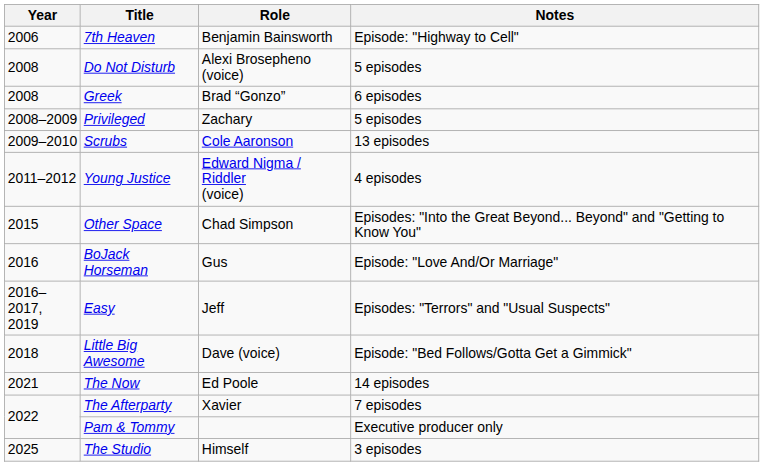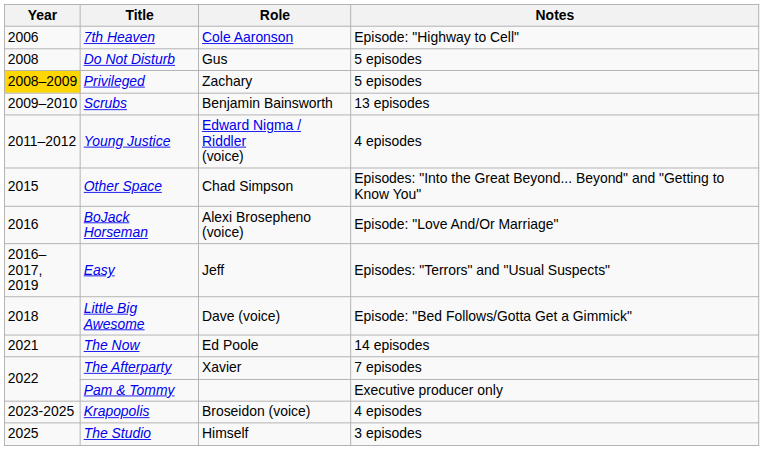(267, 37) Benjamin Bainsworth -> (248, 37) Cole Aaronson
(256, 67) Alexi Brosepheno (voice) -> (215, 59) Gus
- row: (103, 97)
(42, 119) no background -> (42, 81) gold background
(248, 141) Cole Aaronson -> (267, 103) Benjamin Bainsworth
(215, 262) Gus -> (257, 224) Alexi Brosepheno (voice)
+ row: (117, 412)
